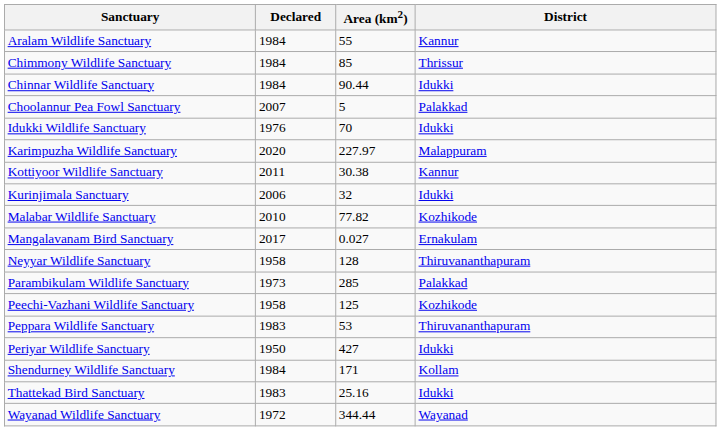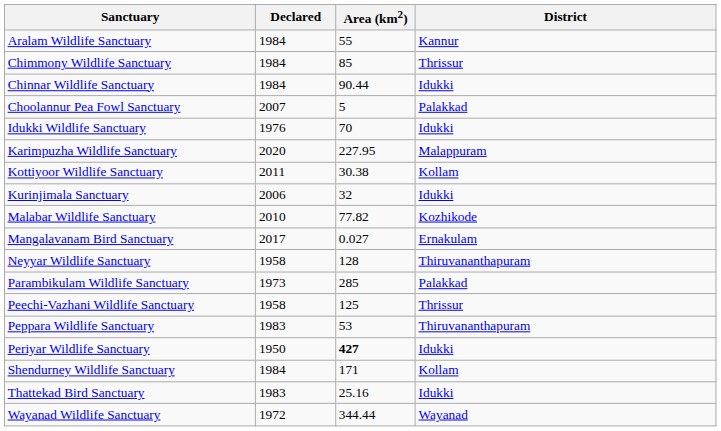(357, 150) 227.97 -> (357, 150) 227.95
(439, 172) Kannur -> (439, 172) Kollam
(448, 304) Kozhikode -> (441, 304) Thrissur
(349, 348) normal -> (349, 348) bold
